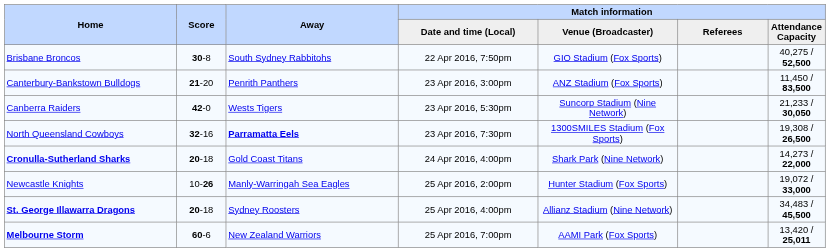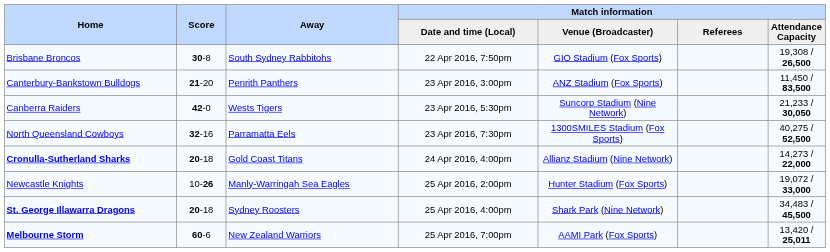(797, 57) 40,275 / 52,500 -> (797, 57) 19,308 / 26,500
(264, 133) bold -> (262, 133) normal
(797, 133) 19,308 / 26,500 -> (797, 133) 40,275 / 52,500
(608, 159) Shark Park (Nine Network) -> (608, 159) Allianz Stadium (Nine Network)
(608, 209) Allianz Stadium (Nine Network) -> (608, 209) Shark Park (Nine Network)
